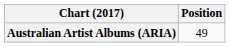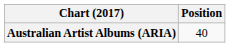(202, 32) 49 -> (202, 32) 40
